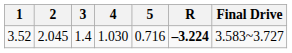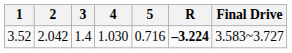(53, 36) 2.045 -> (53, 36) 2.042
